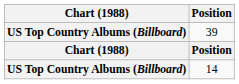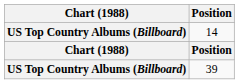rows swapped: (212, 32) <-> (212, 69)
